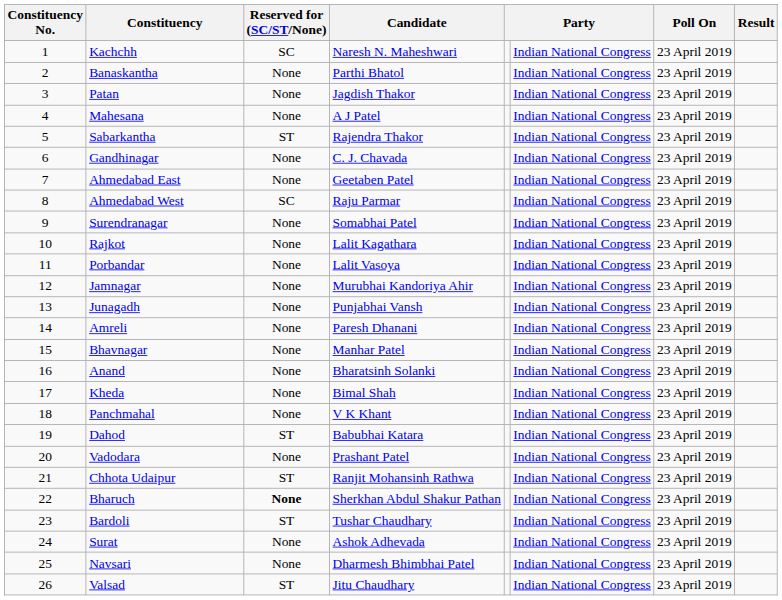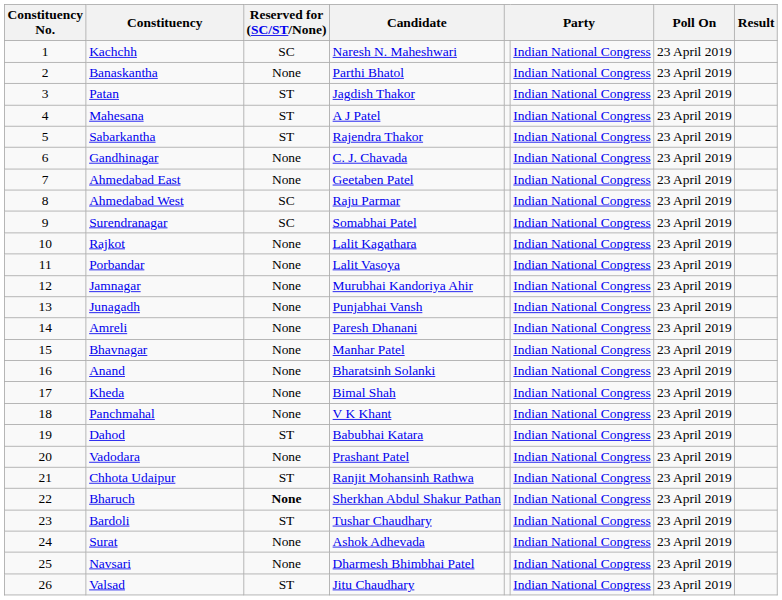(286, 94) None -> (286, 94) ST
(286, 115) None -> (286, 115) ST
(286, 222) None -> (286, 222) SC
